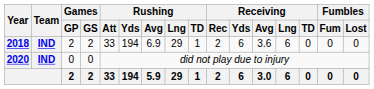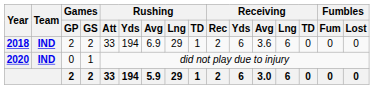(90, 60) 0 -> (90, 60) 1
